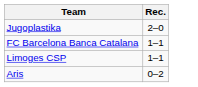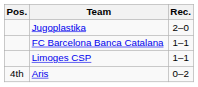+ column: (17, 12)
